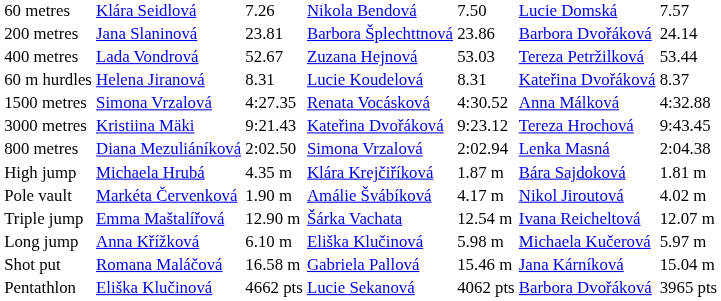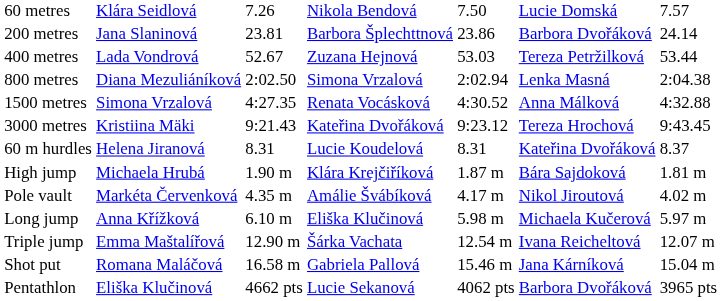rows swapped: (41, 149) <-> (48, 79)
(269, 172) 4.35 m -> (269, 172) 1.90 m
(269, 195) 1.90 m -> (269, 195) 4.35 m
rows swapped: (41, 241) <-> (44, 218)
